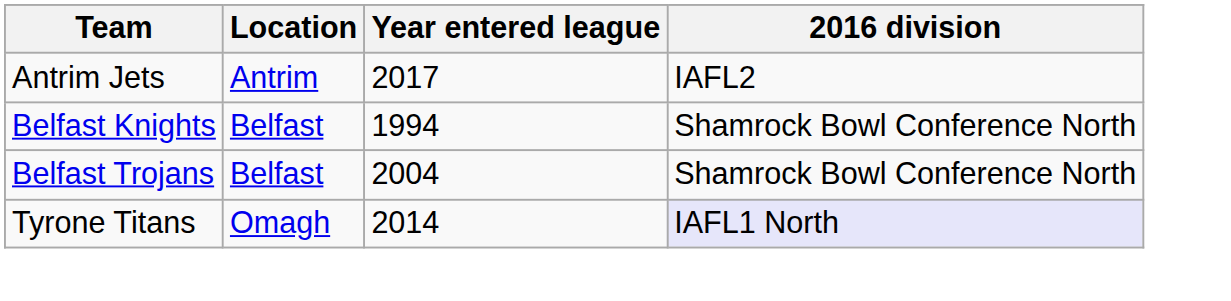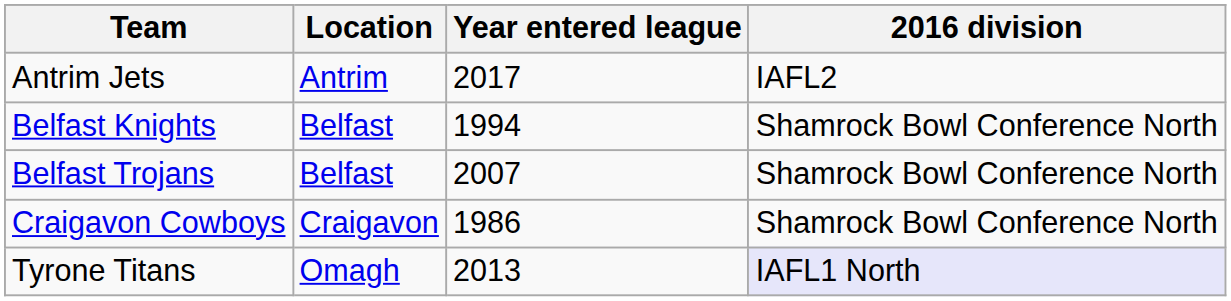(405, 174) 2004 -> (487, 174) 2007
+ row: (149, 222)
(405, 222) 2014 -> (487, 271) 2013
